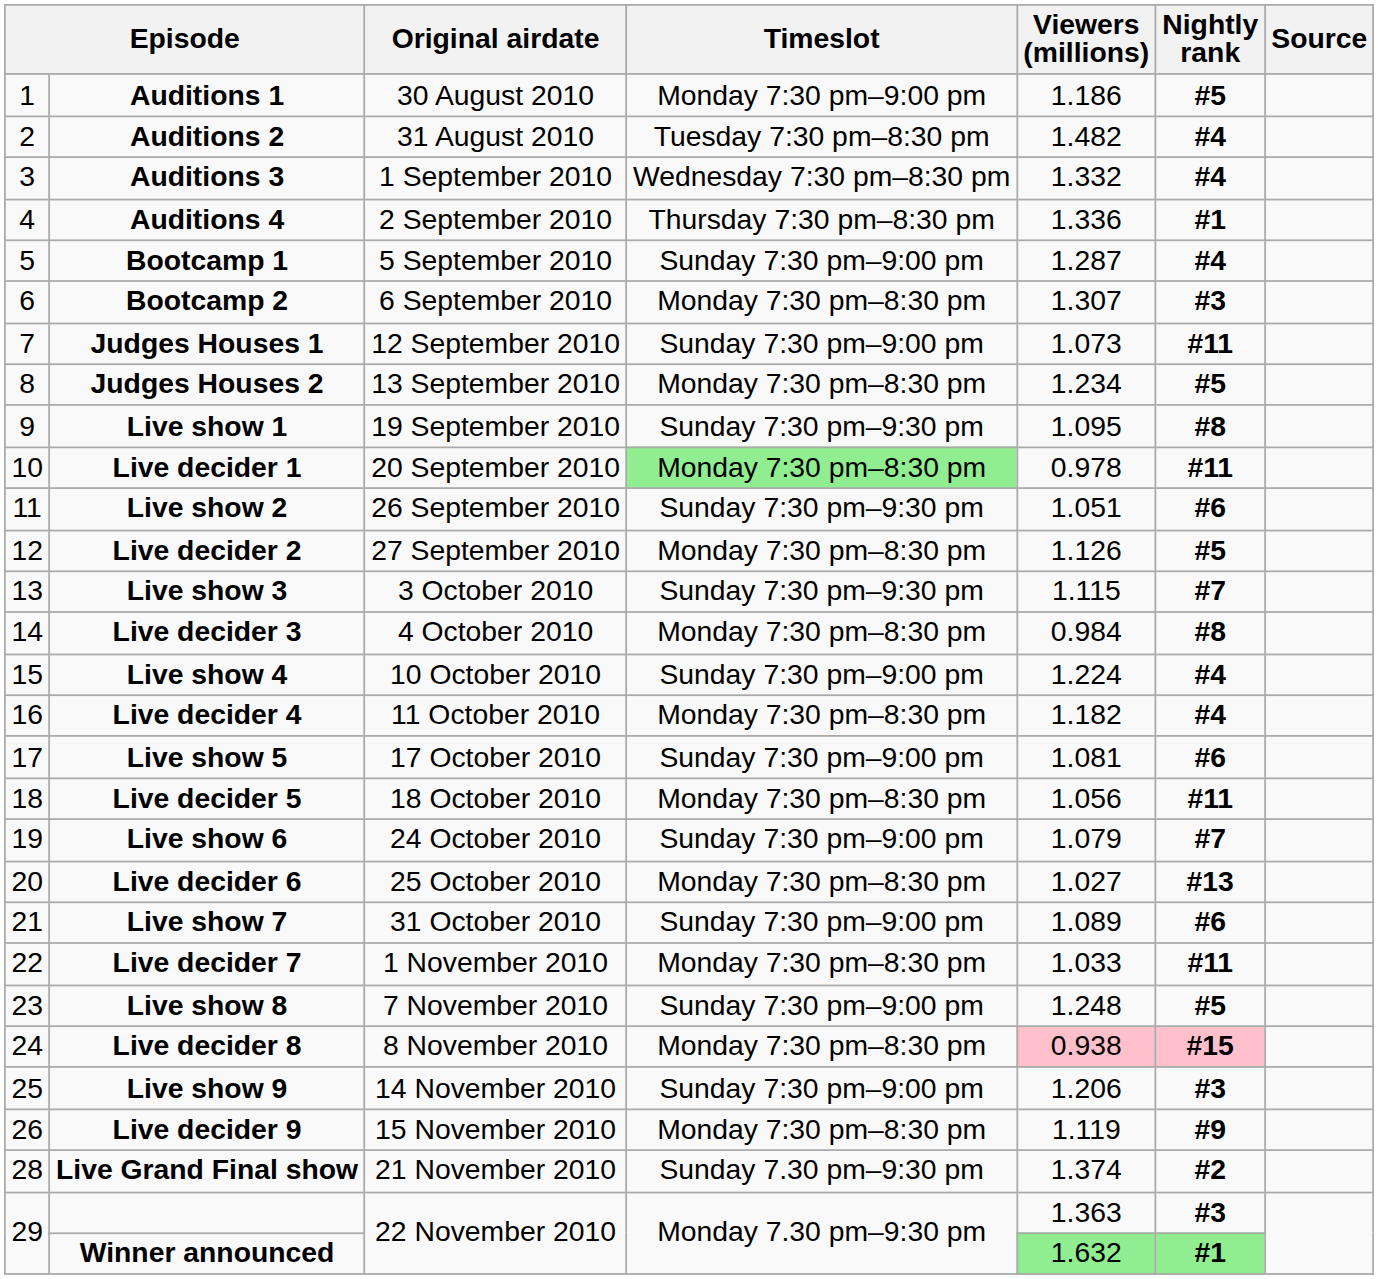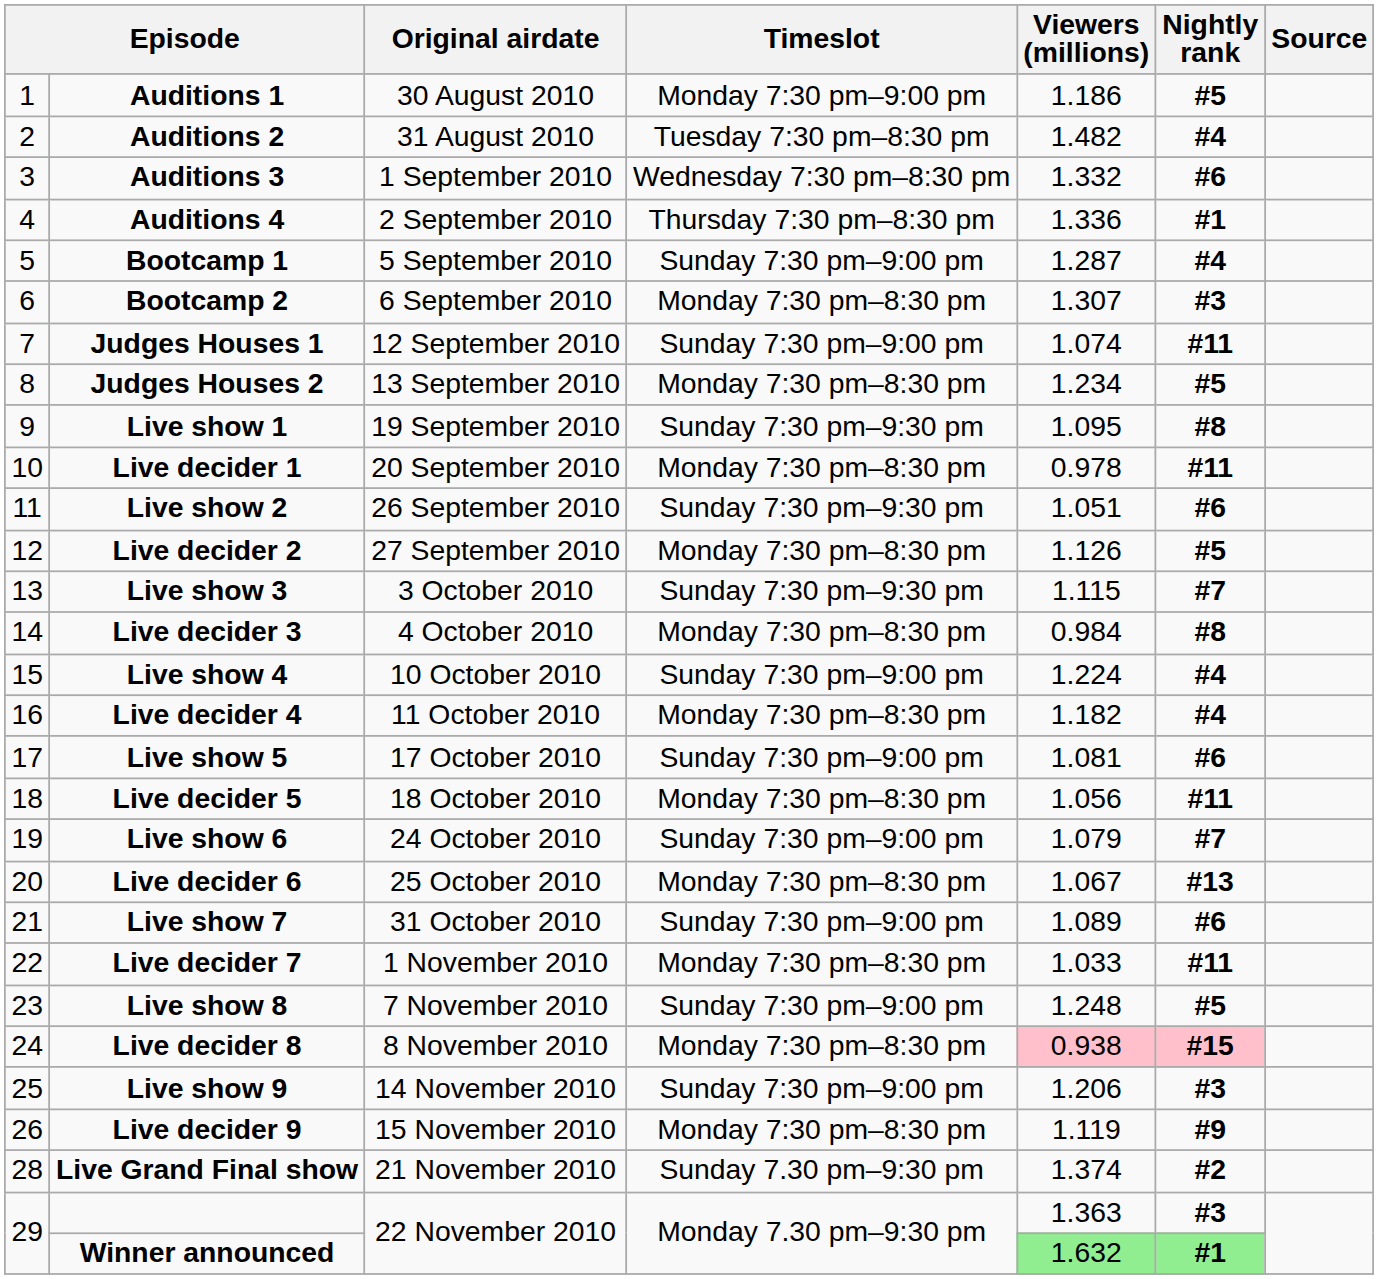(1210, 177) #4 -> (1210, 177) #6
(1086, 343) 1.073 -> (1086, 343) 1.074
(822, 467) lightgreen background -> (822, 467) no background
(1086, 880) 1.027 -> (1086, 880) 1.067
